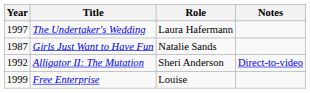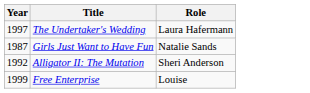- column: (271, 12)
